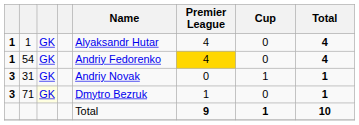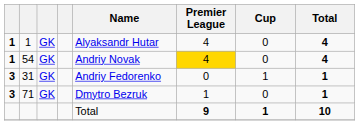(118, 59) Andriy Fedorenko -> (107, 59) Andriy Novak
(107, 77) Andriy Novak -> (118, 77) Andriy Fedorenko
(47, 94) lightyellow background -> (47, 94) no background
